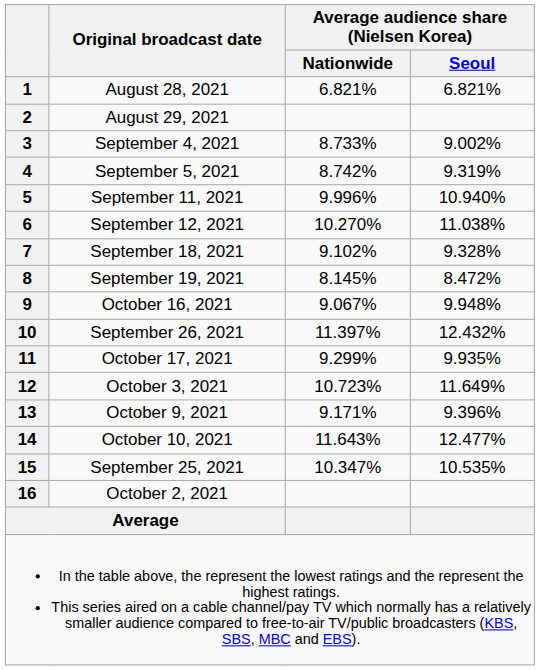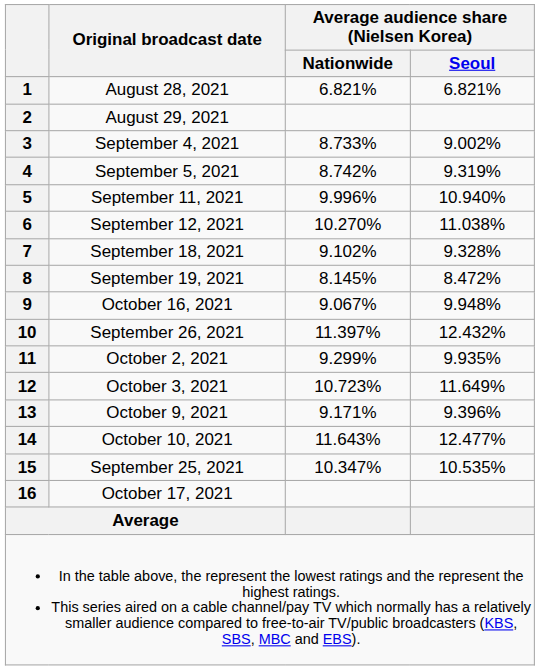(167, 359) October 17, 2021 -> (167, 359) October 2, 2021
(167, 493) October 2, 2021 -> (167, 493) October 17, 2021
